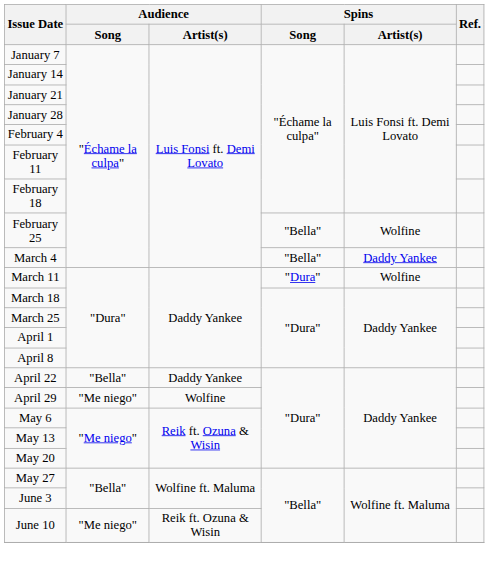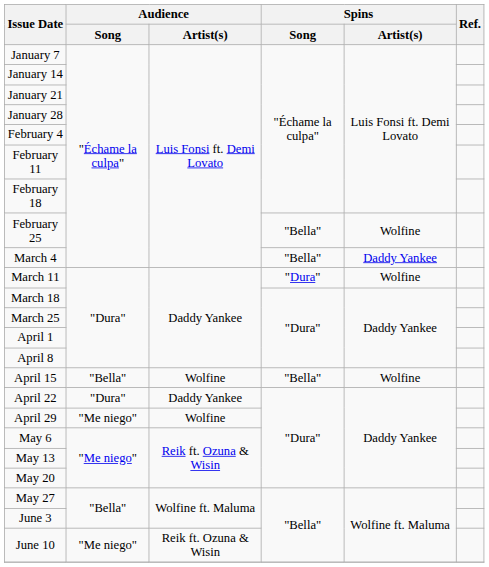+ row: (35, 377)
(108, 377) "Bella" -> (108, 397) "Dura"
